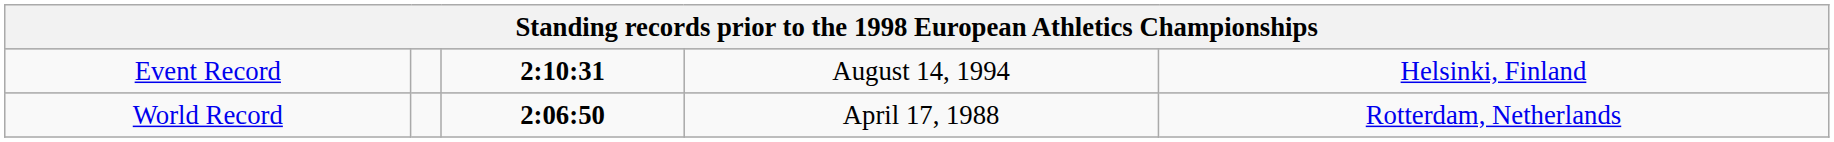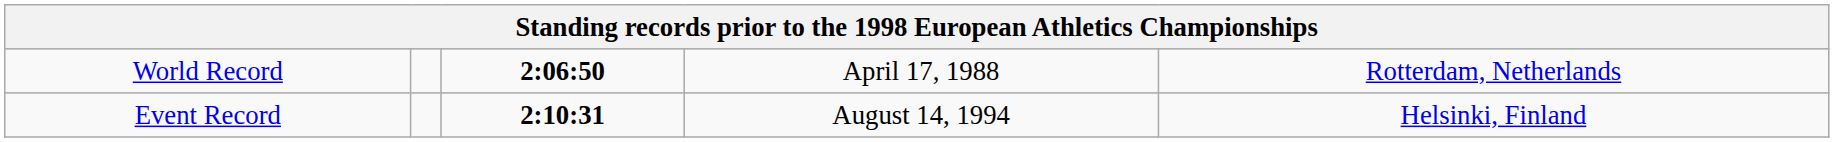rows swapped: (208, 114) <-> (208, 70)
